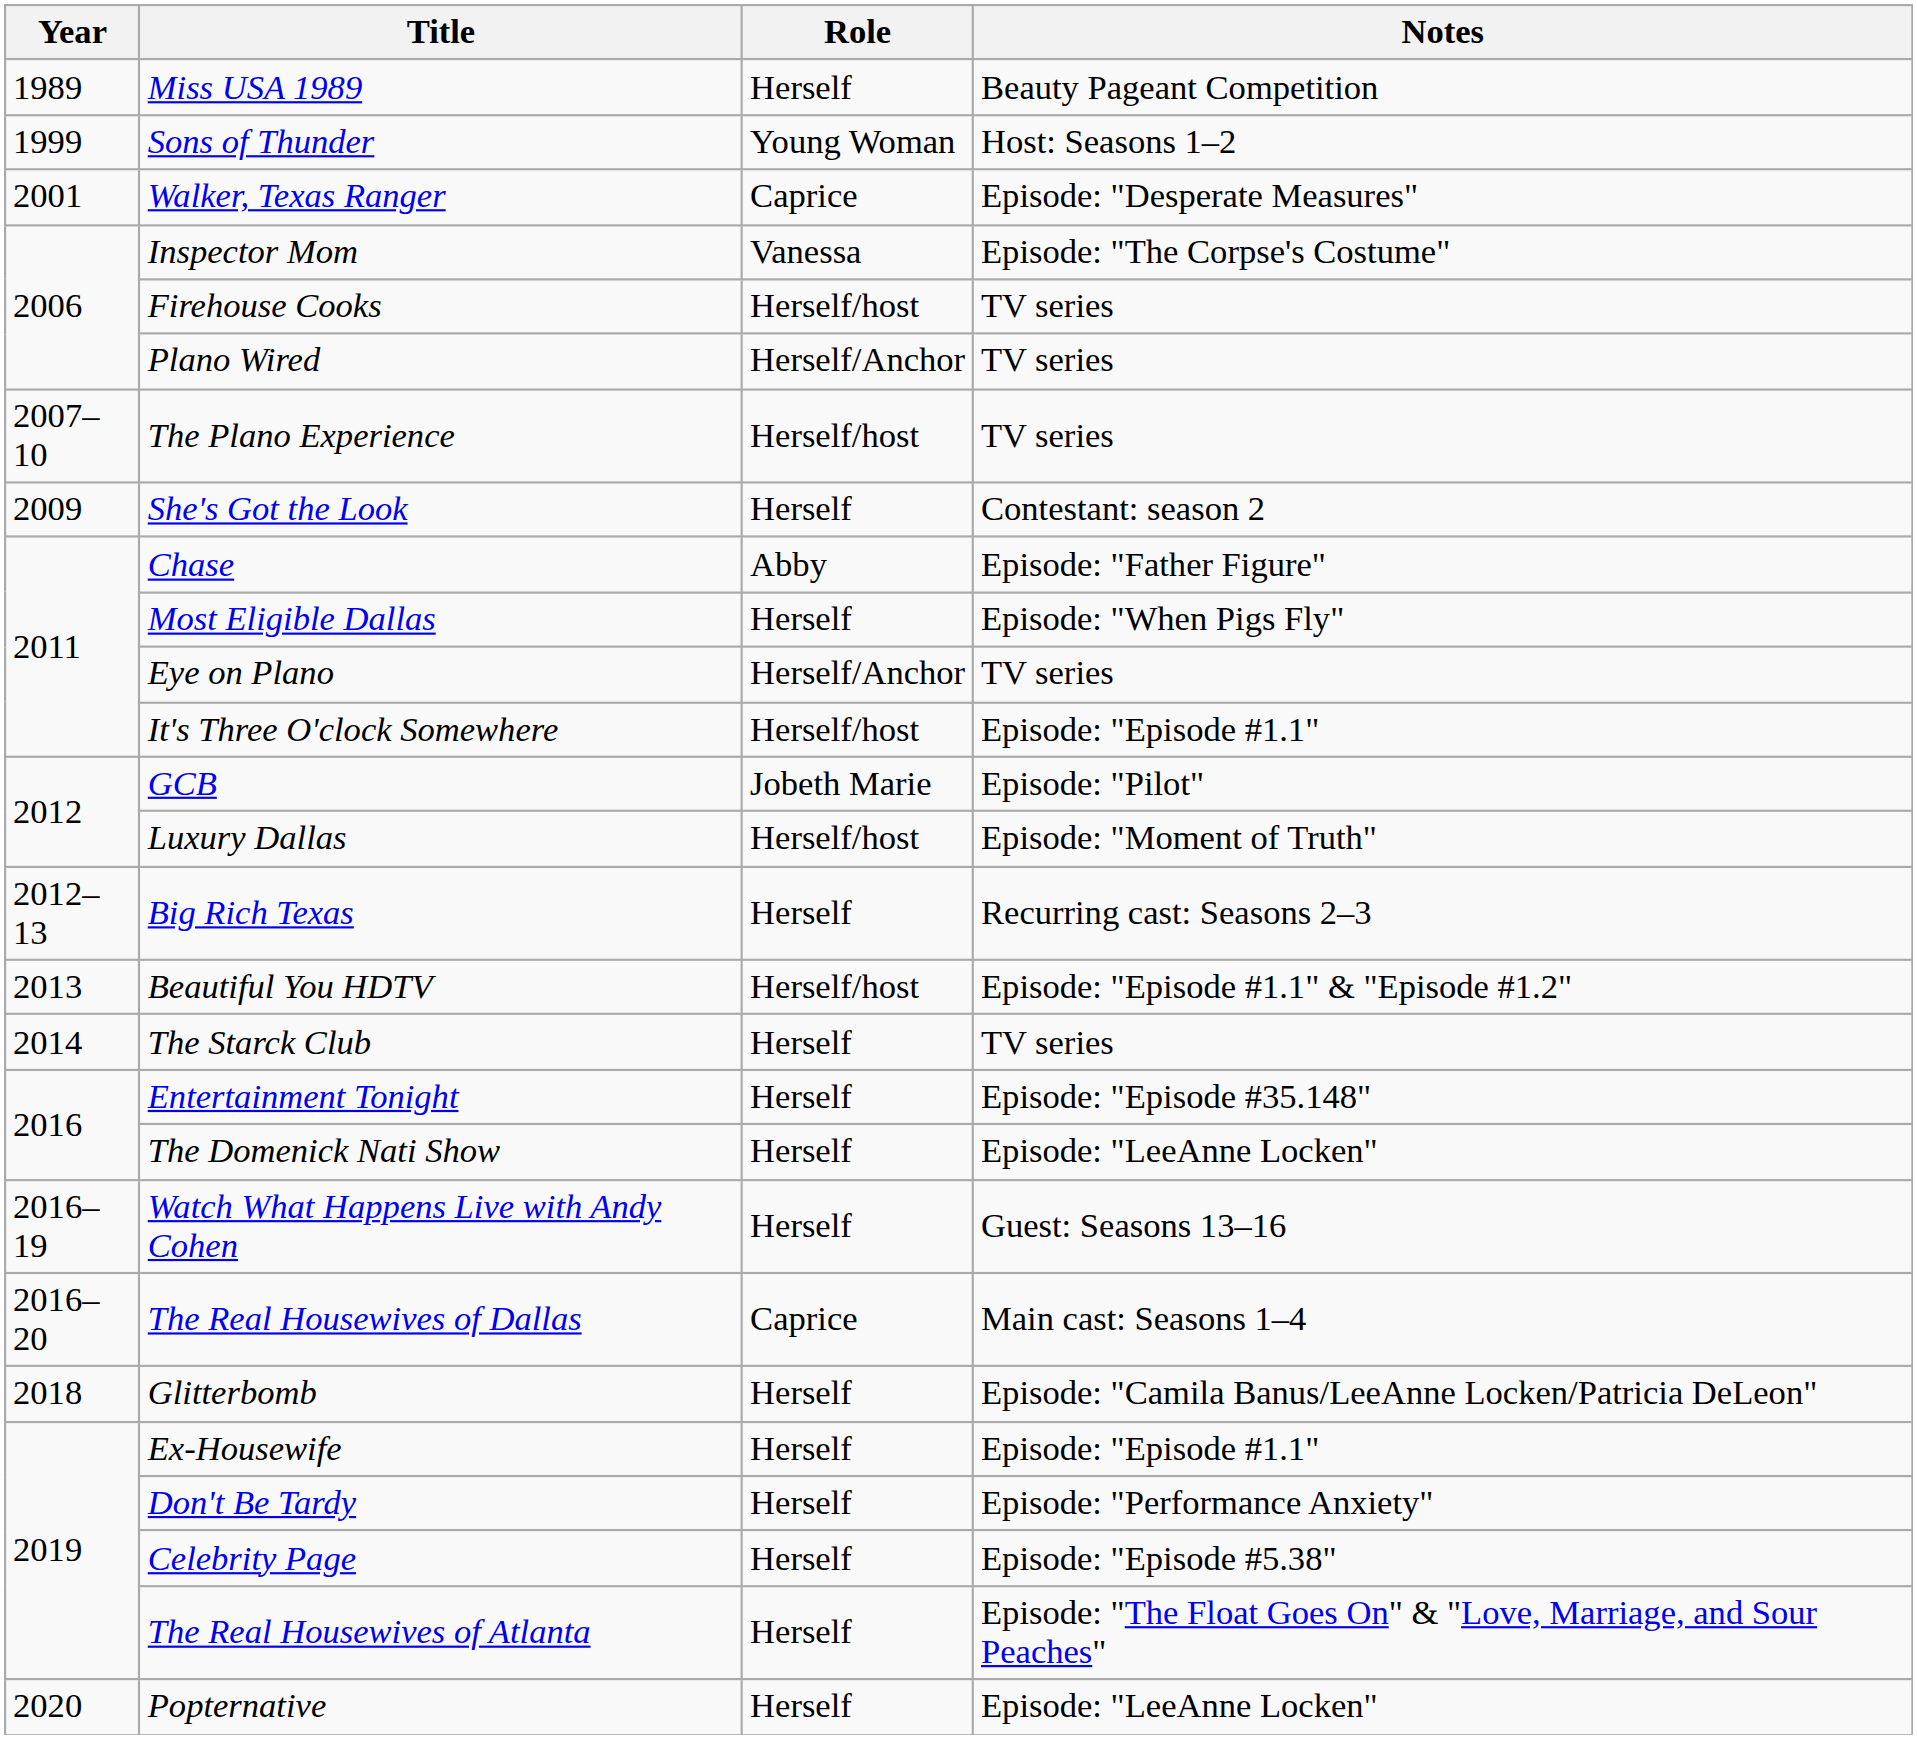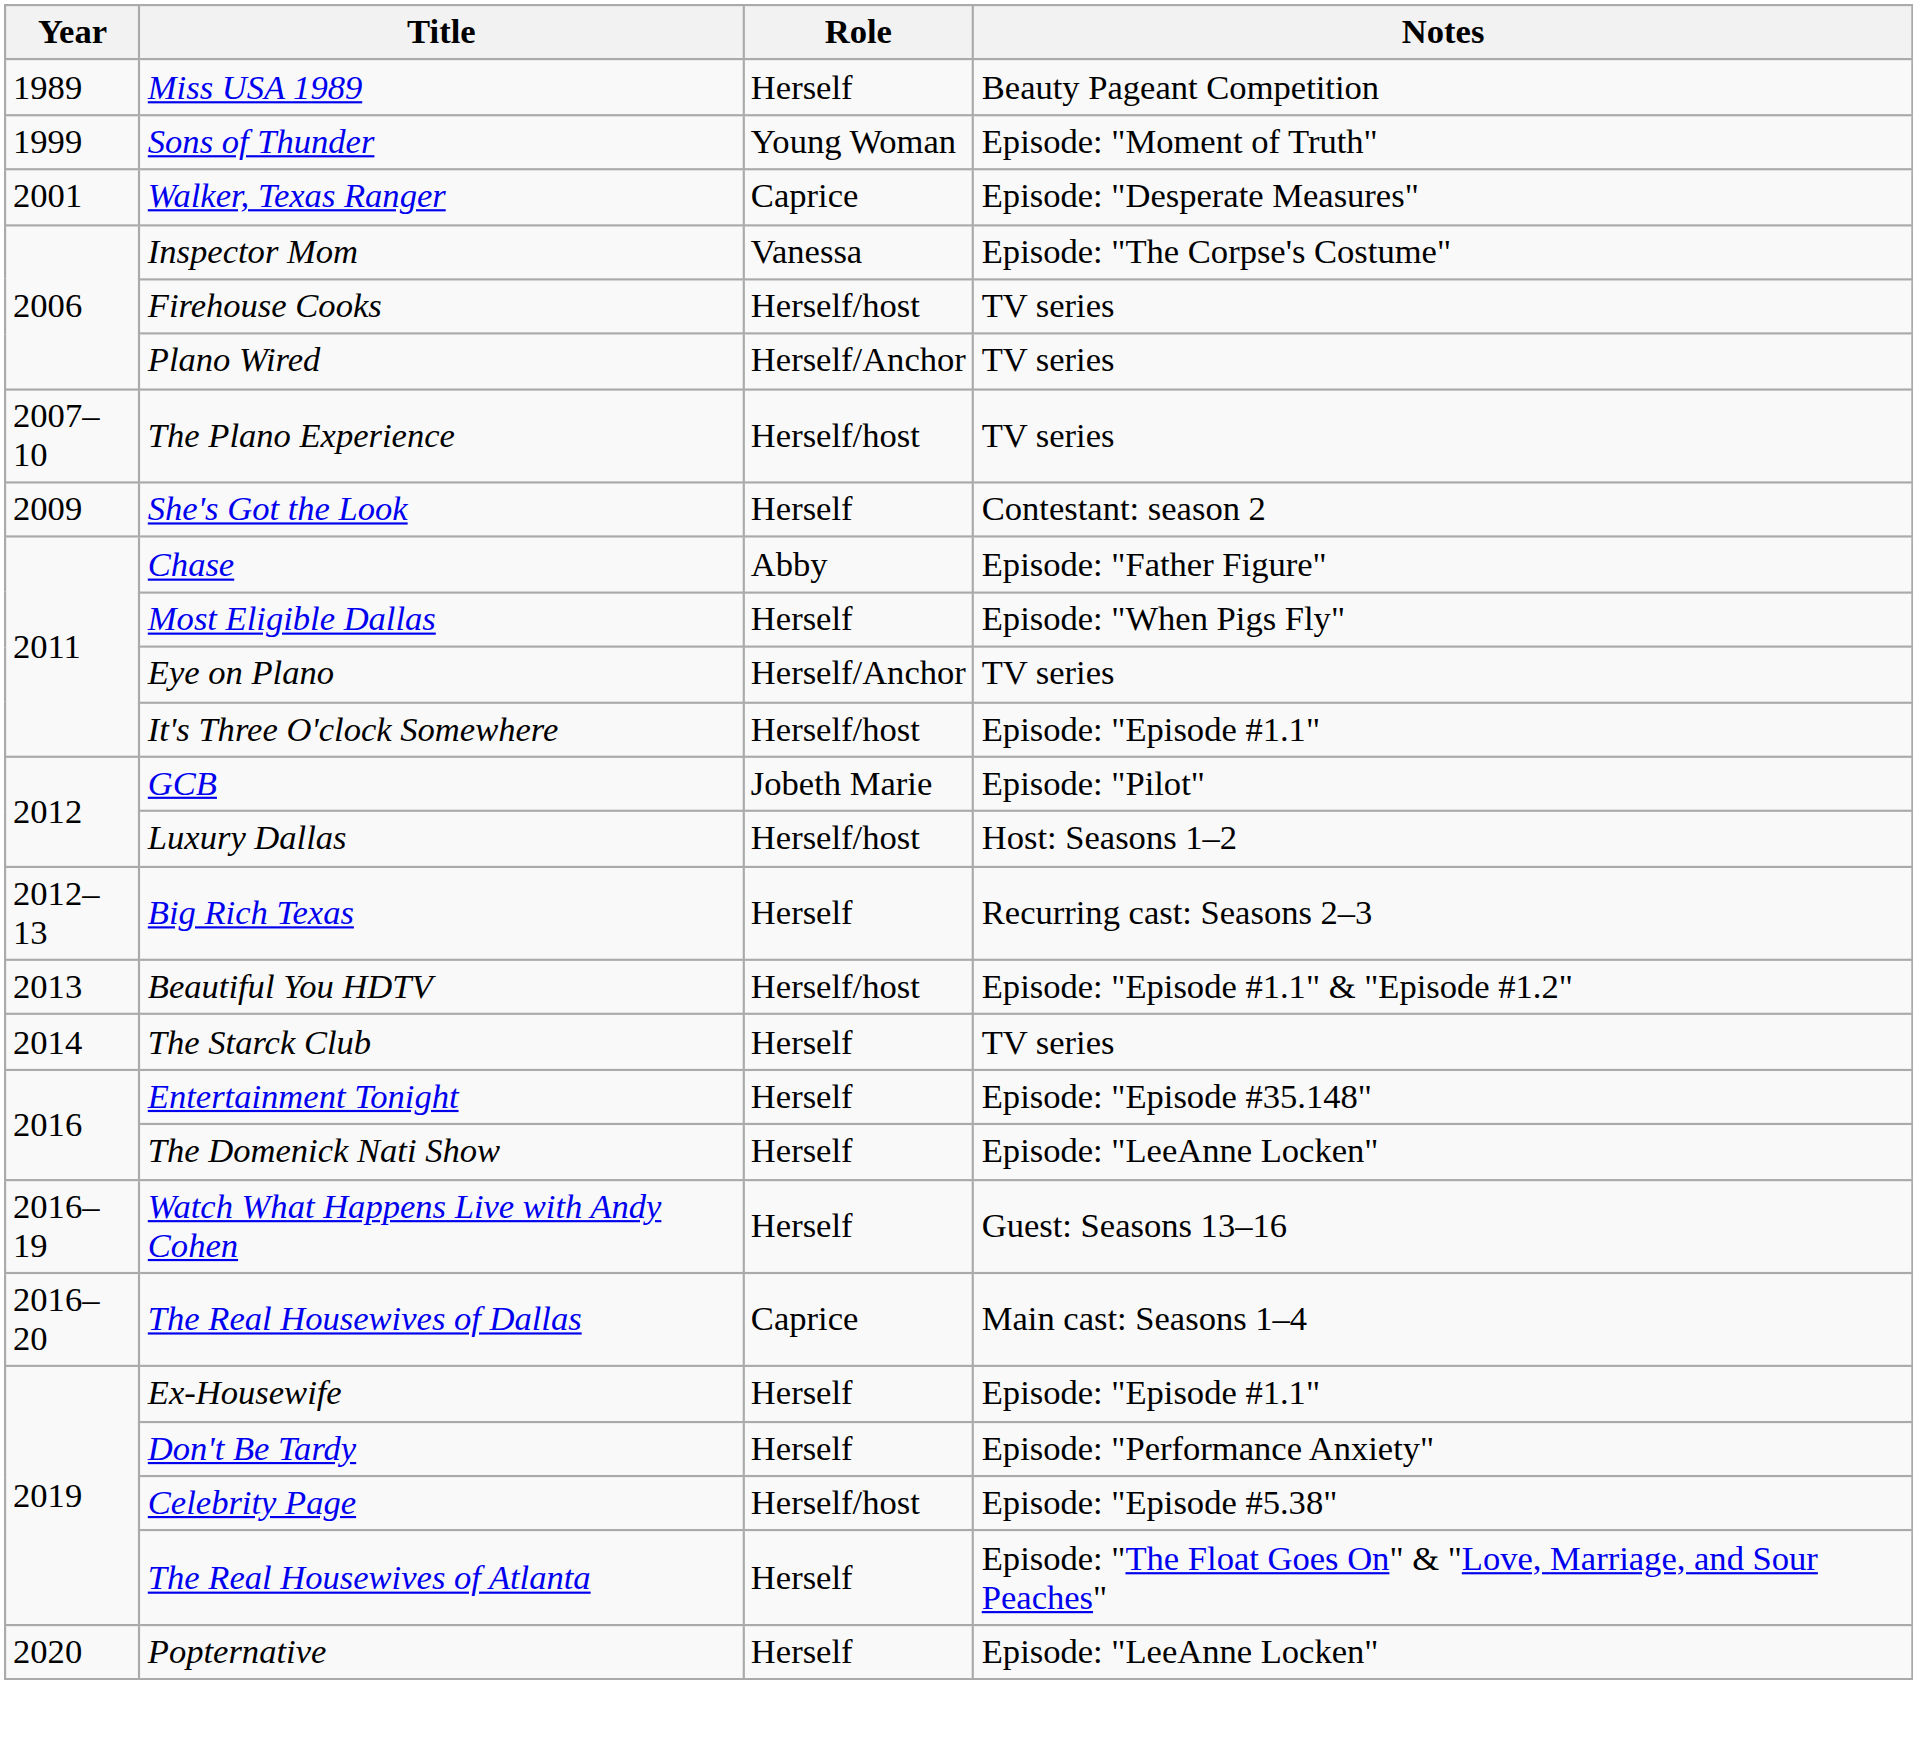(1109, 141) Host: Seasons 1–2 -> (1180, 141) Episode: "Moment of Truth"
(1179, 838) Episode: "Moment of Truth" -> (1109, 838) Host: Seasons 1–2
- row: (232, 1393)
(801, 1557) Herself -> (835, 1502) Herself/host
